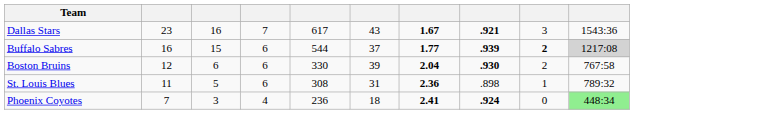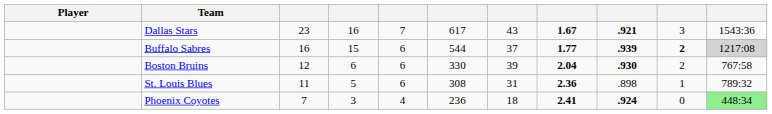+ column: (73, 13)
